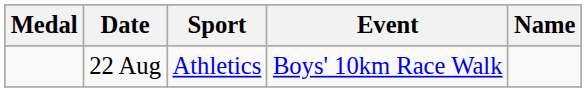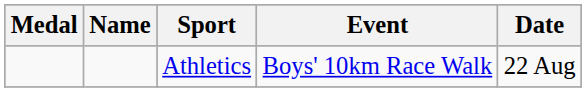columns swapped: (545, 25) <-> (125, 25)
